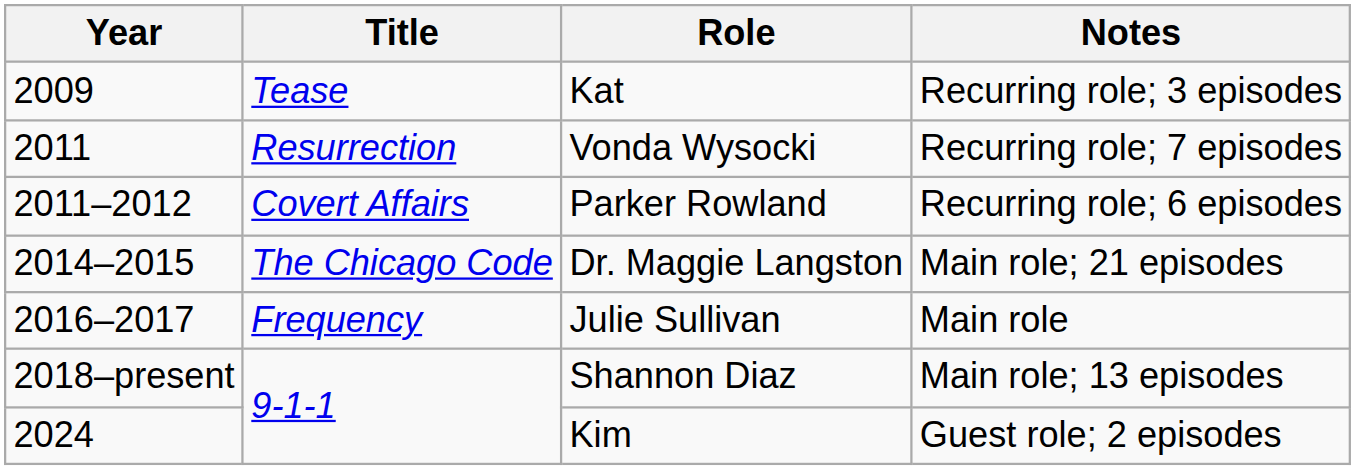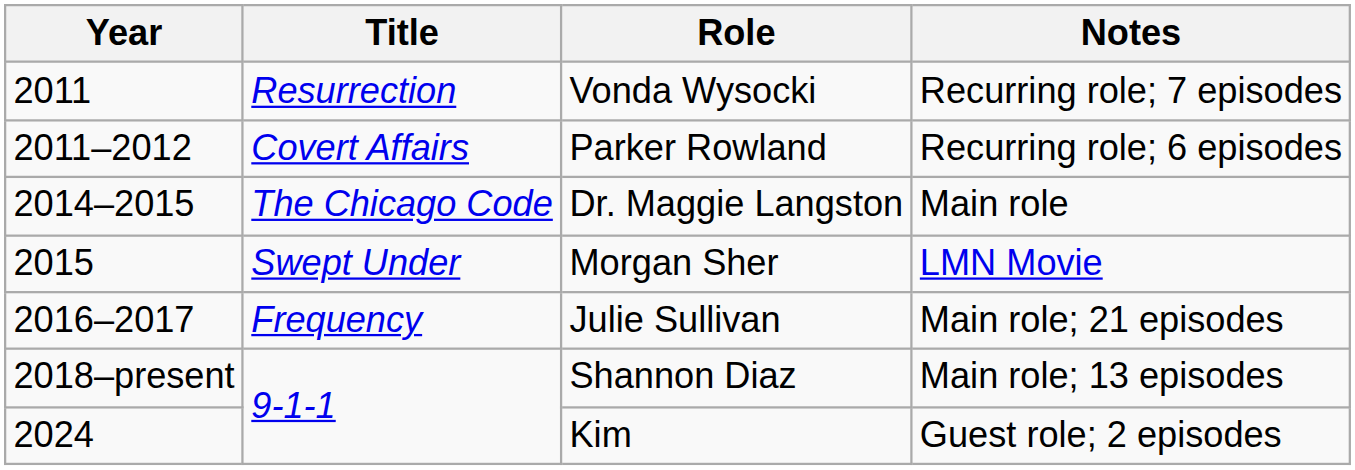- row: (597, 90)
(1102, 262) Main role; 21 episodes -> (994, 205) Main role
+ row: (674, 262)
(994, 319) Main role -> (1102, 319) Main role; 21 episodes
